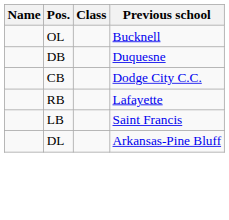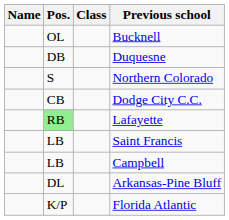+ row: (163, 78)
(56, 99) no background -> (56, 120) lightgreen background
+ row: (138, 162)
+ row: (154, 204)
